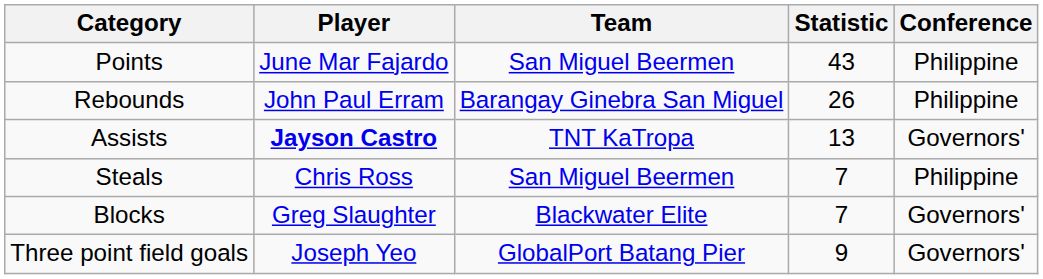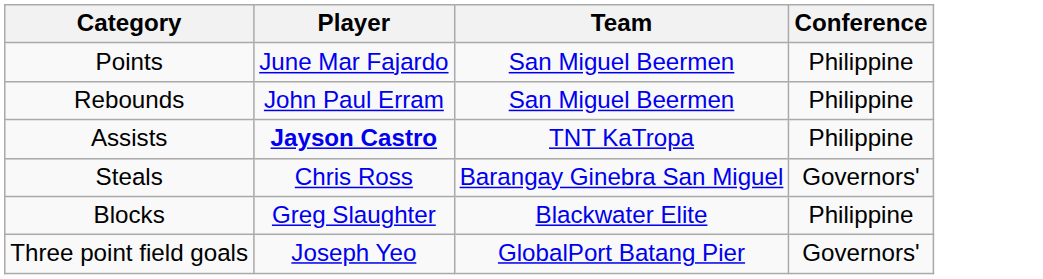- column: (841, 23)
(622, 100) Barangay Ginebra San Miguel -> (622, 100) San Miguel Beermen
(966, 138) Governors' -> (861, 138) Philippine
(622, 176) San Miguel Beermen -> (622, 176) Barangay Ginebra San Miguel
(966, 176) Philippine -> (861, 176) Governors'
(966, 215) Governors' -> (861, 215) Philippine
